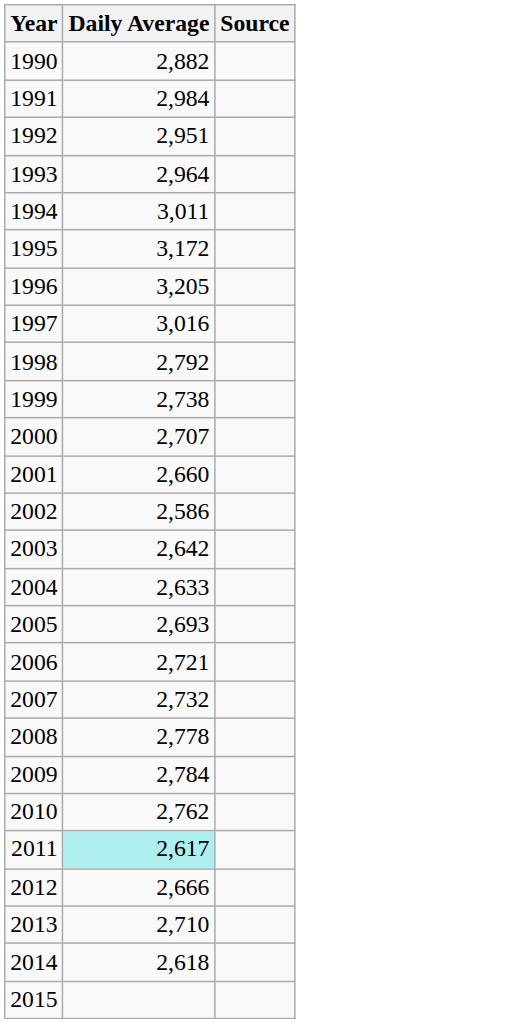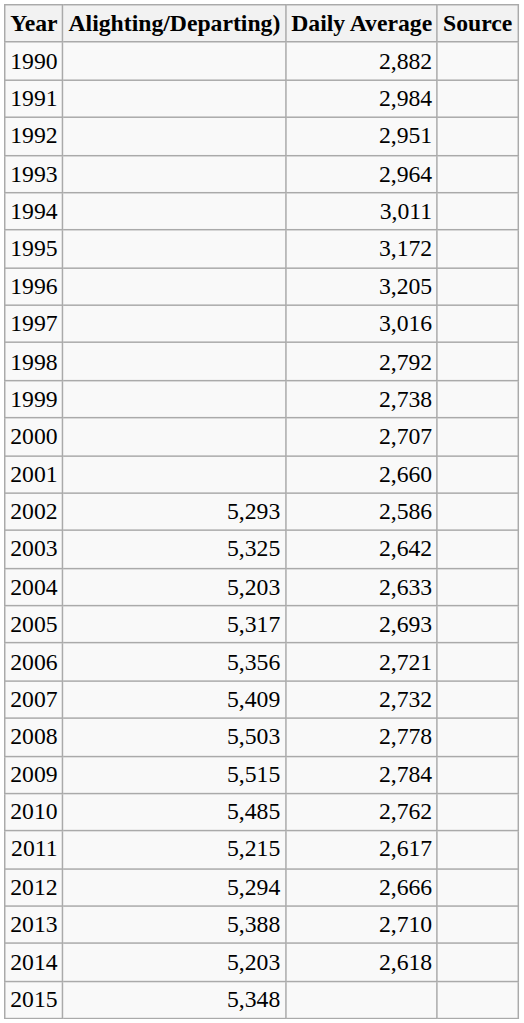+ column: (174, 23)
(183, 849) paleturquoise background -> (406, 849) no background
